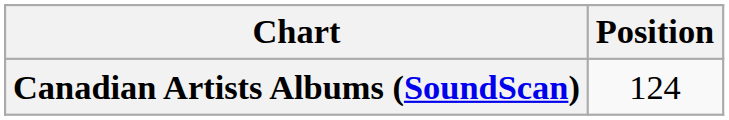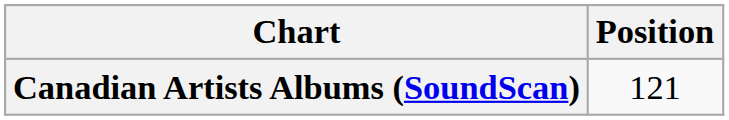(655, 86) 124 -> (655, 86) 121
